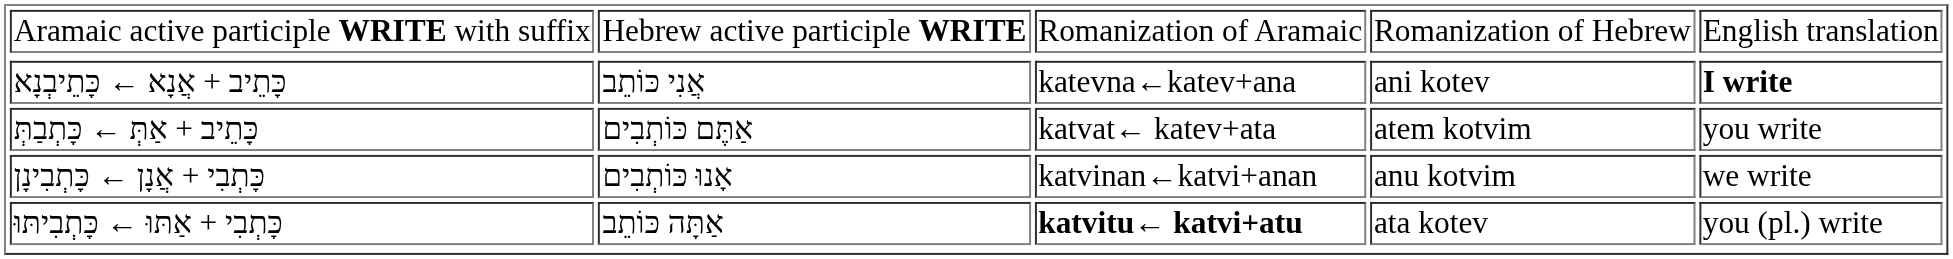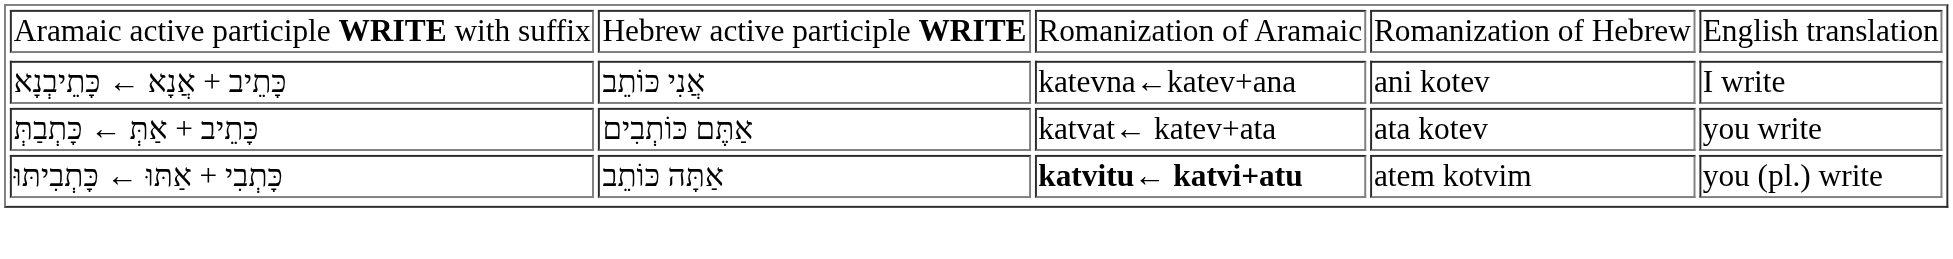(1748, 81) bold -> (1744, 81) normal
(1453, 128) atem kotvim -> (1431, 128) ata kotev
- row: (139, 176)
(1431, 223) ata kotev -> (1453, 176) atem kotvim
